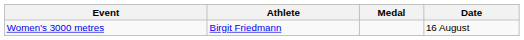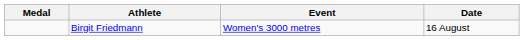columns swapped: (391, 12) <-> (106, 12)
